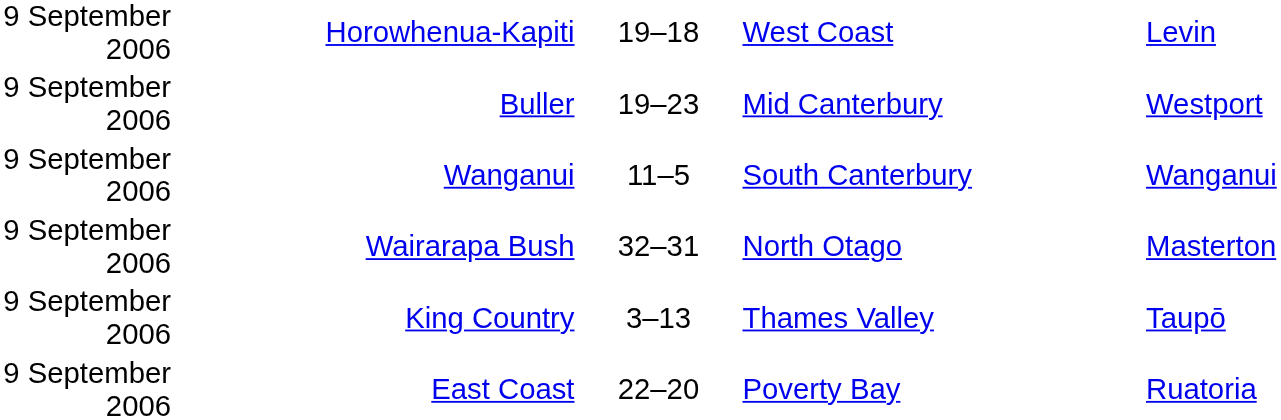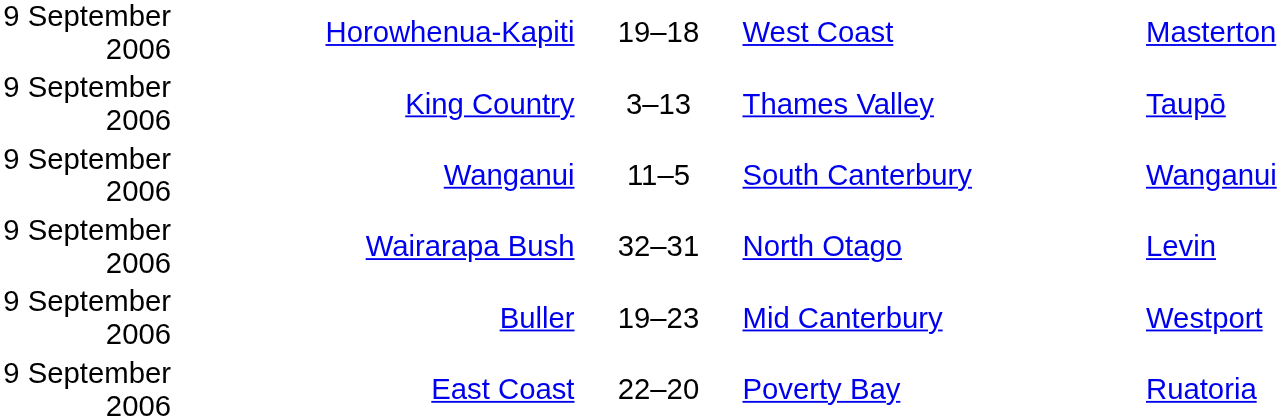(1181, 32) Levin -> (1211, 32) Masterton
rows swapped: (490, 318) <-> (537, 104)
(1211, 246) Masterton -> (1181, 246) Levin
